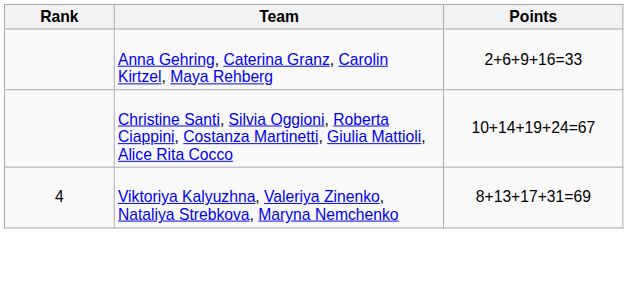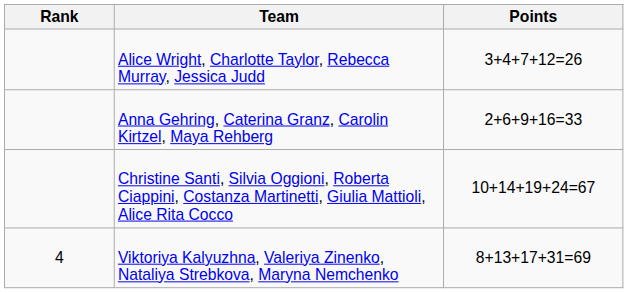+ row: (254, 68)
